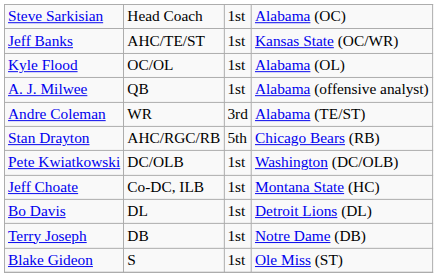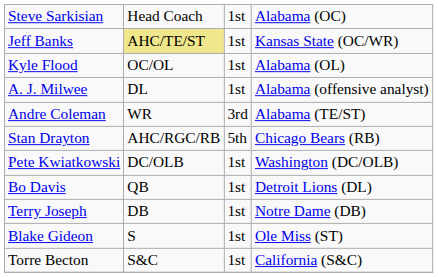(166, 41) no background -> (166, 41) khaki background
(138, 89) QB -> (138, 89) DL
- row: (43, 187)
(138, 211) DL -> (138, 187) QB
+ row: (48, 260)
